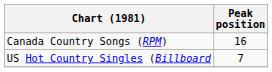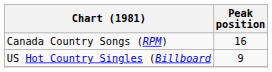(241, 58) 7 -> (241, 58) 9
